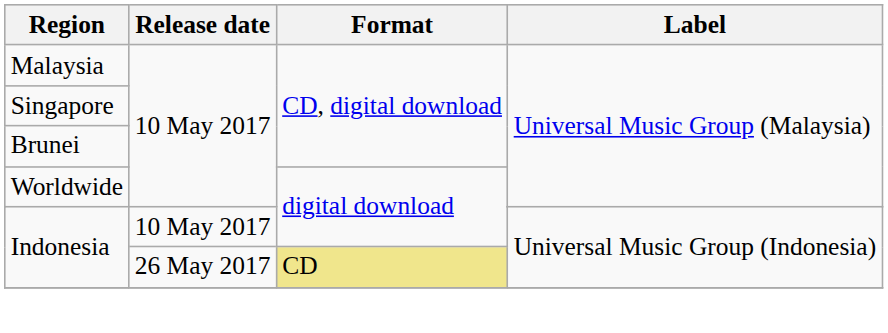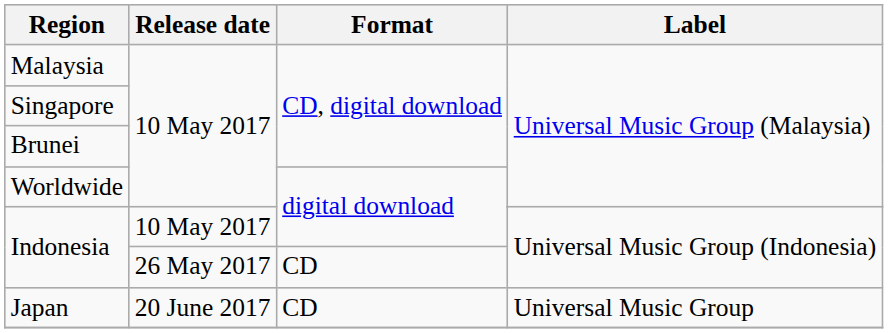(300, 266) khaki background -> (300, 266) no background
+ row: (40, 307)
